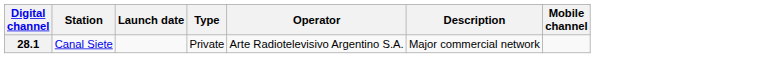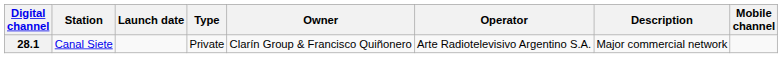+ column: (321, 20)
